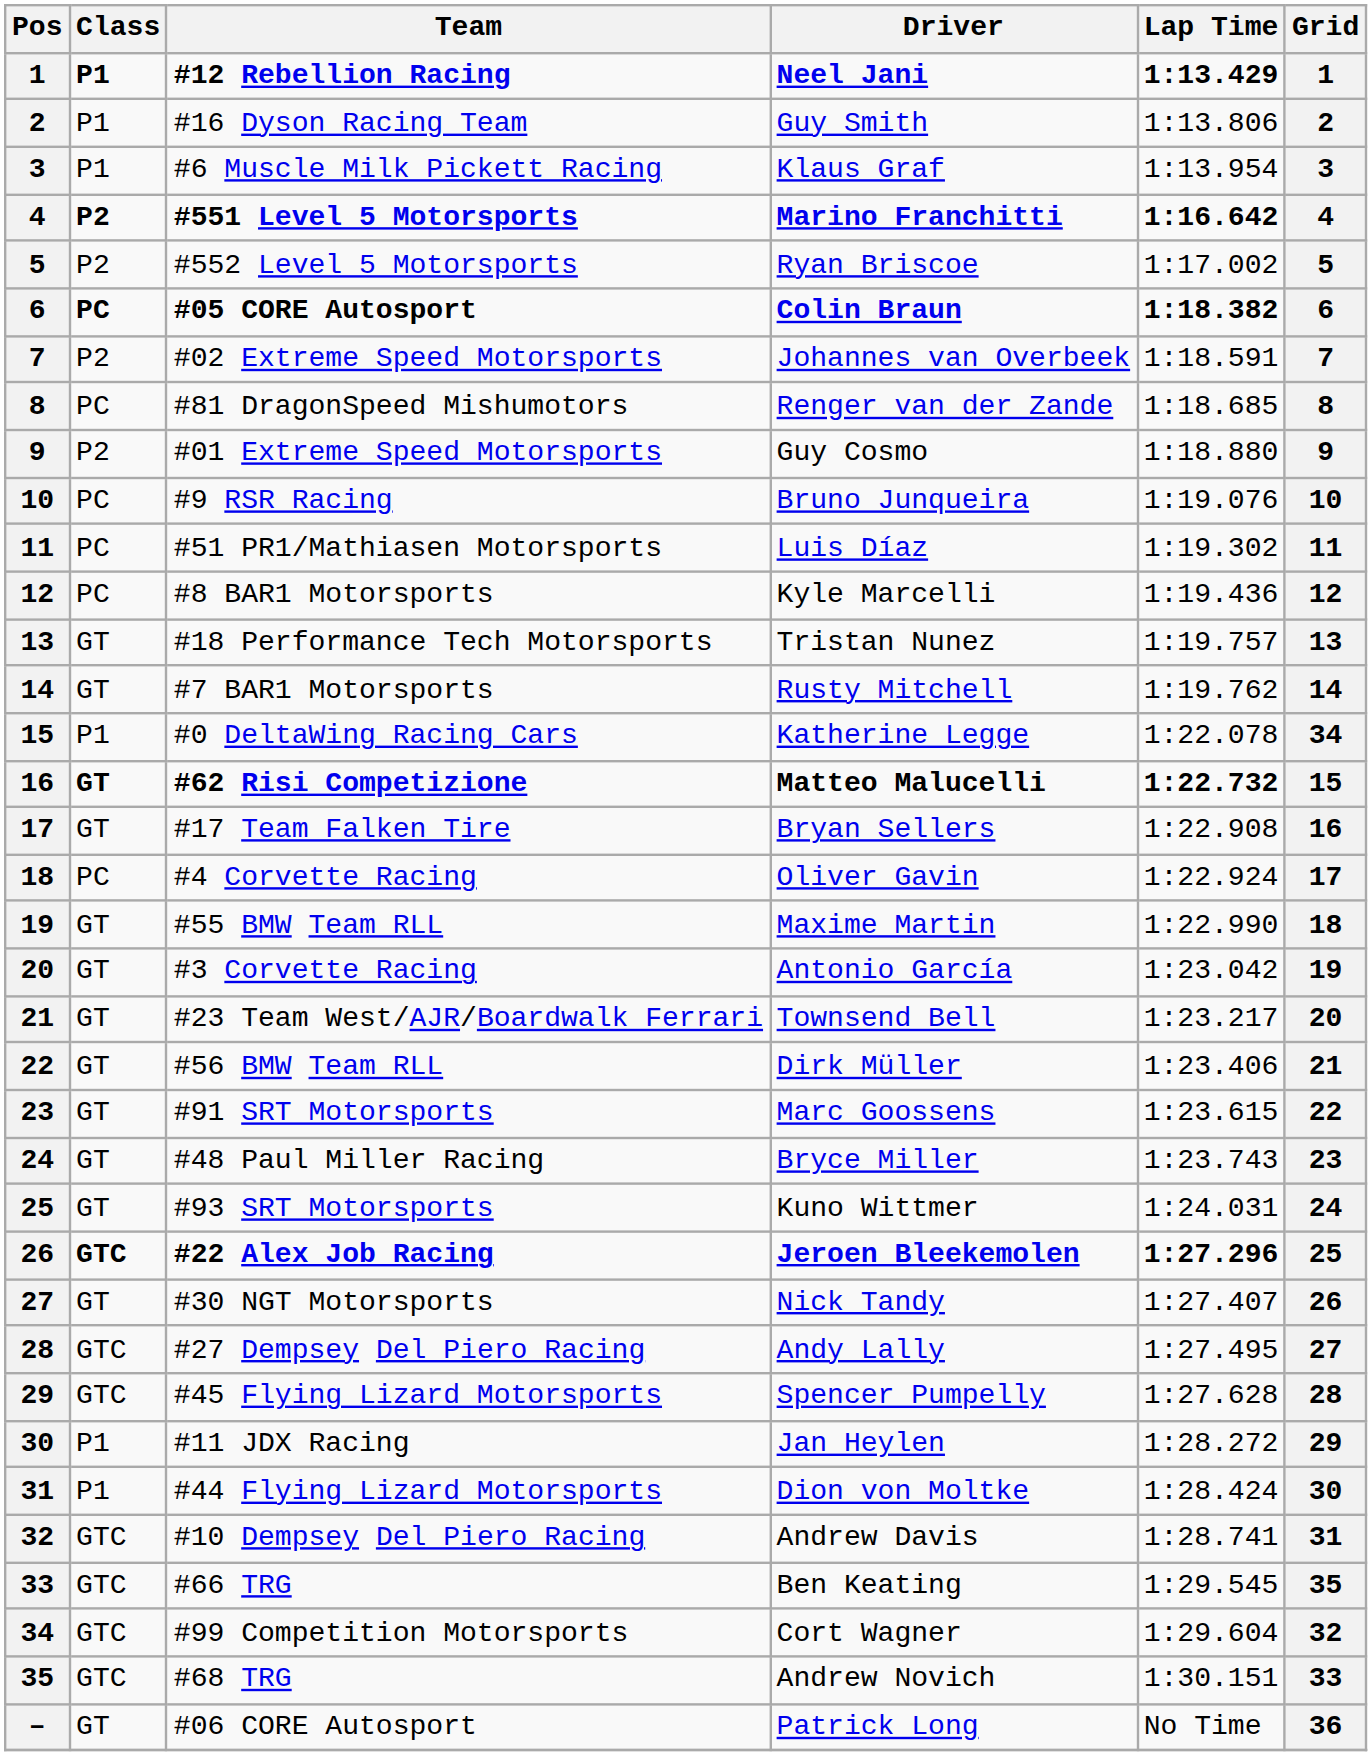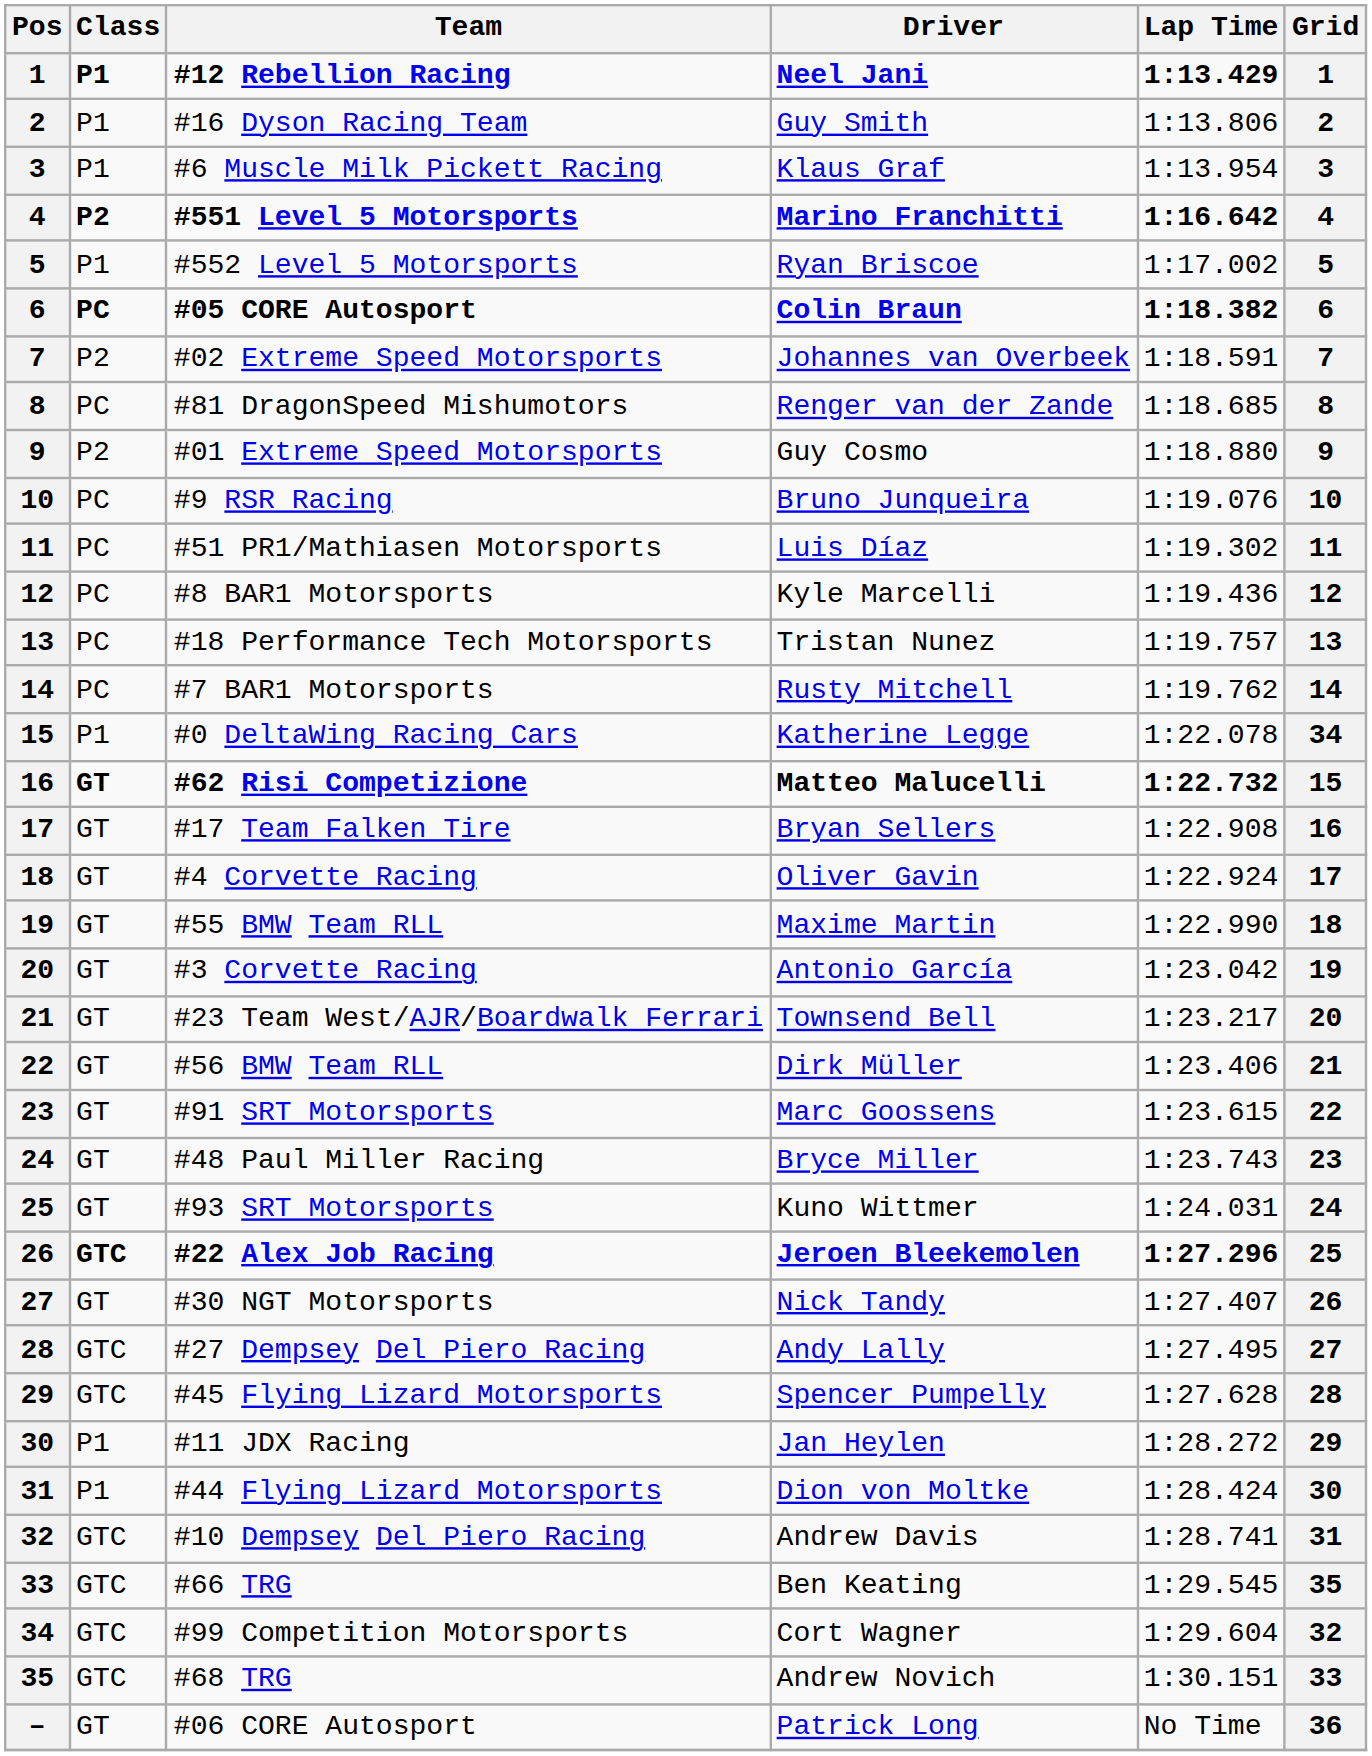(93, 264) P2 -> (93, 264) P1
(93, 642) GT -> (93, 642) PC
(93, 689) GT -> (93, 689) PC
(93, 878) PC -> (93, 878) GT
